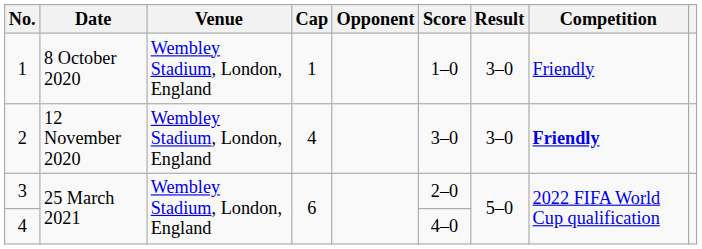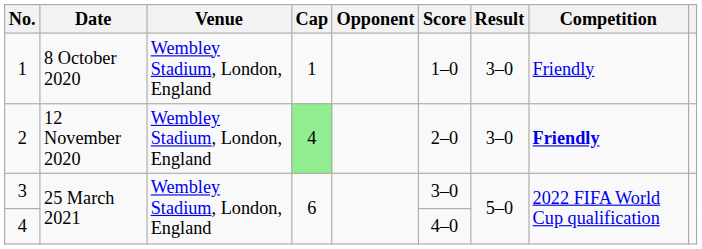(312, 138) no background -> (312, 138) lightgreen background
(445, 138) 3–0 -> (445, 138) 2–0
(445, 190) 2–0 -> (445, 190) 3–0
